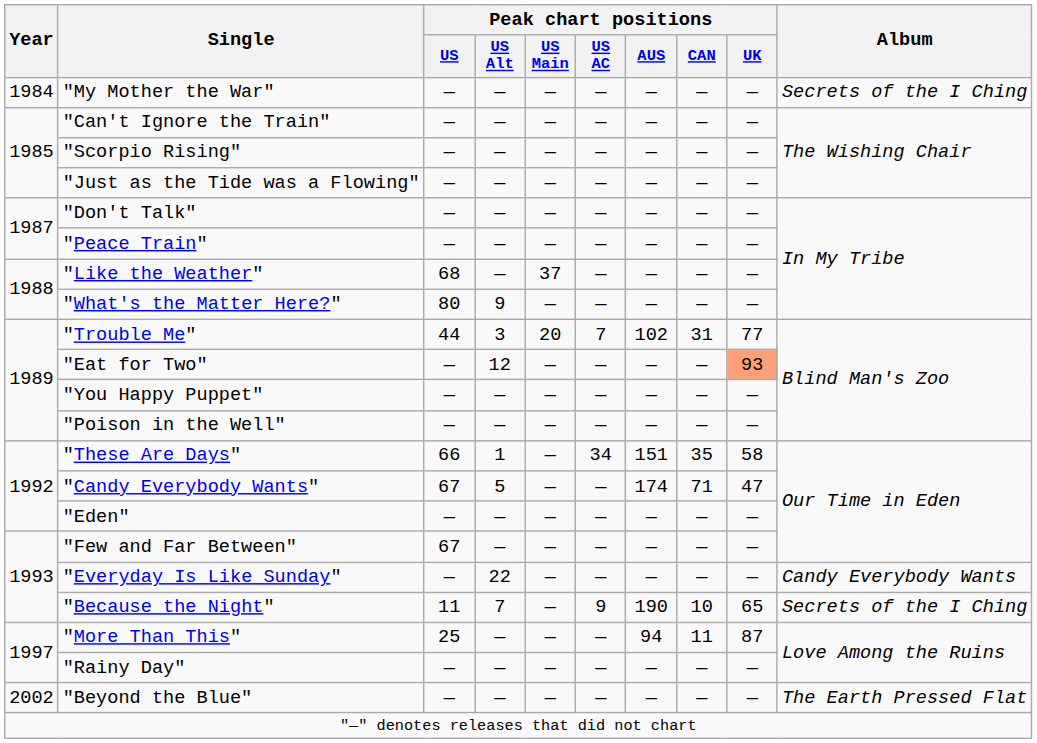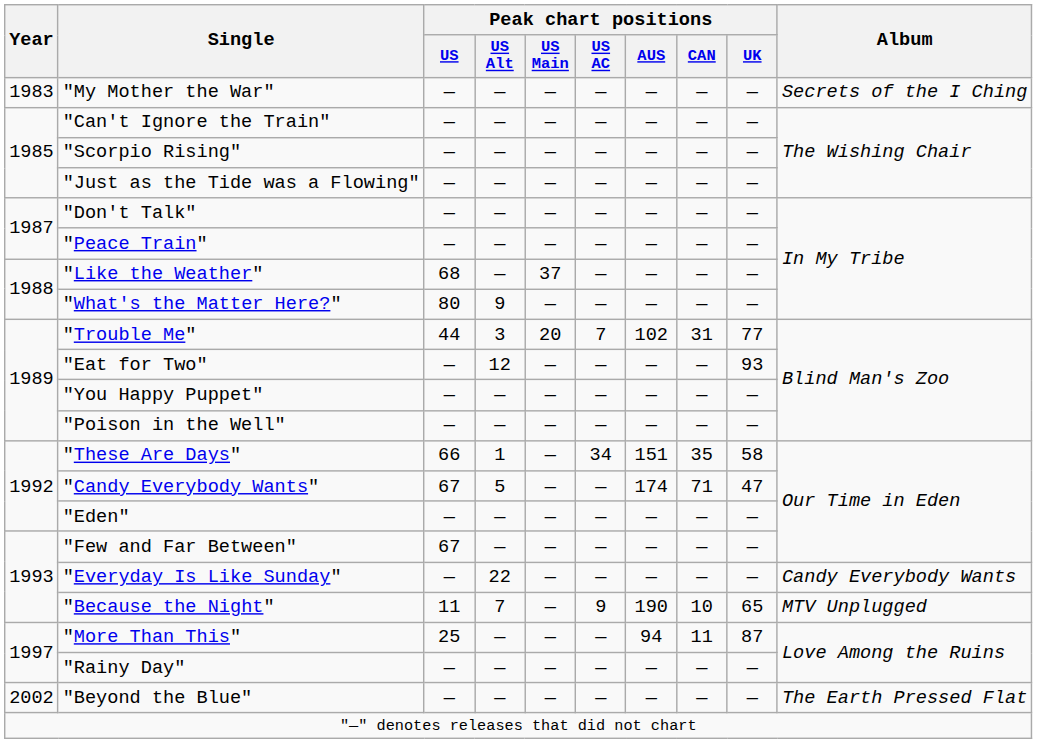(31, 92) 1984 -> (31, 92) 1983
(752, 365) lightsalmon background -> (752, 365) no background
(905, 607) Secrets of the I Ching -> (854, 607) MTV Unplugged
